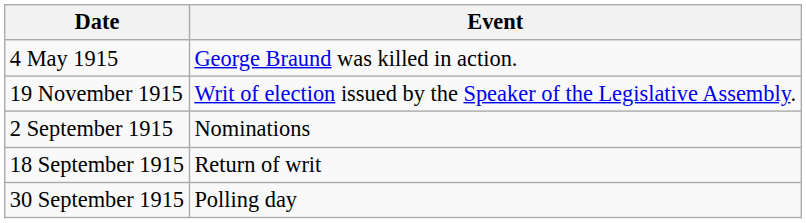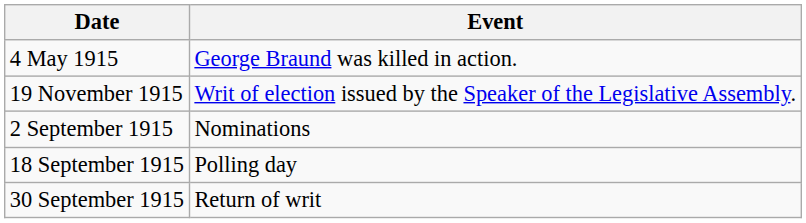(258, 164) Return of writ -> (246, 164) Polling day
(246, 199) Polling day -> (258, 199) Return of writ
